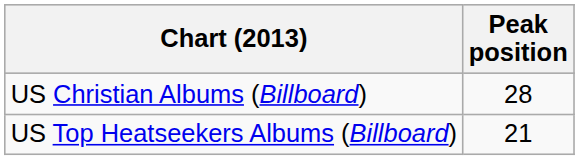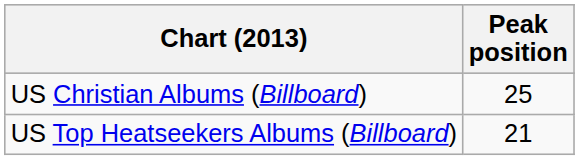(518, 93) 28 -> (518, 93) 25
